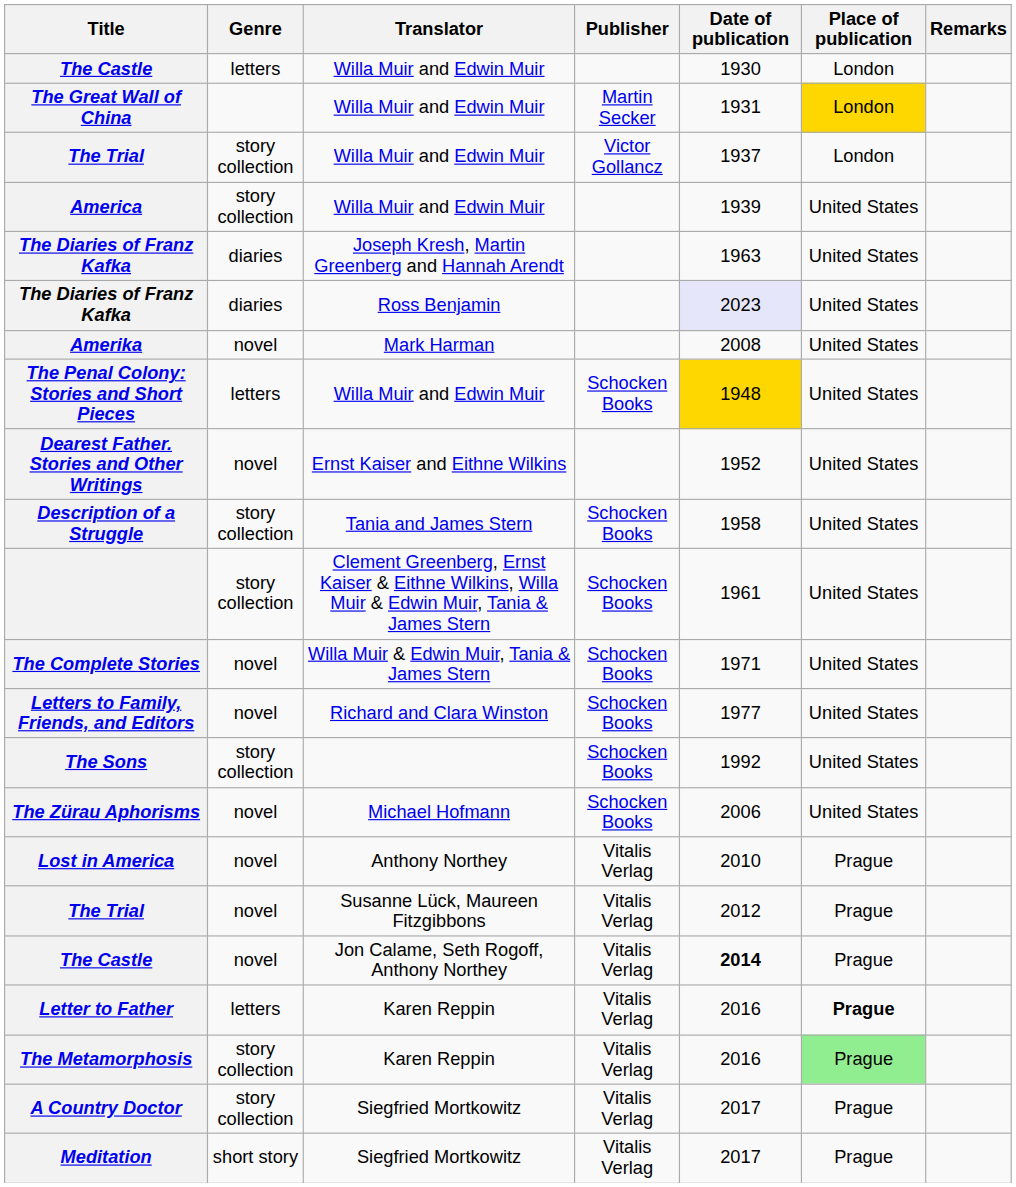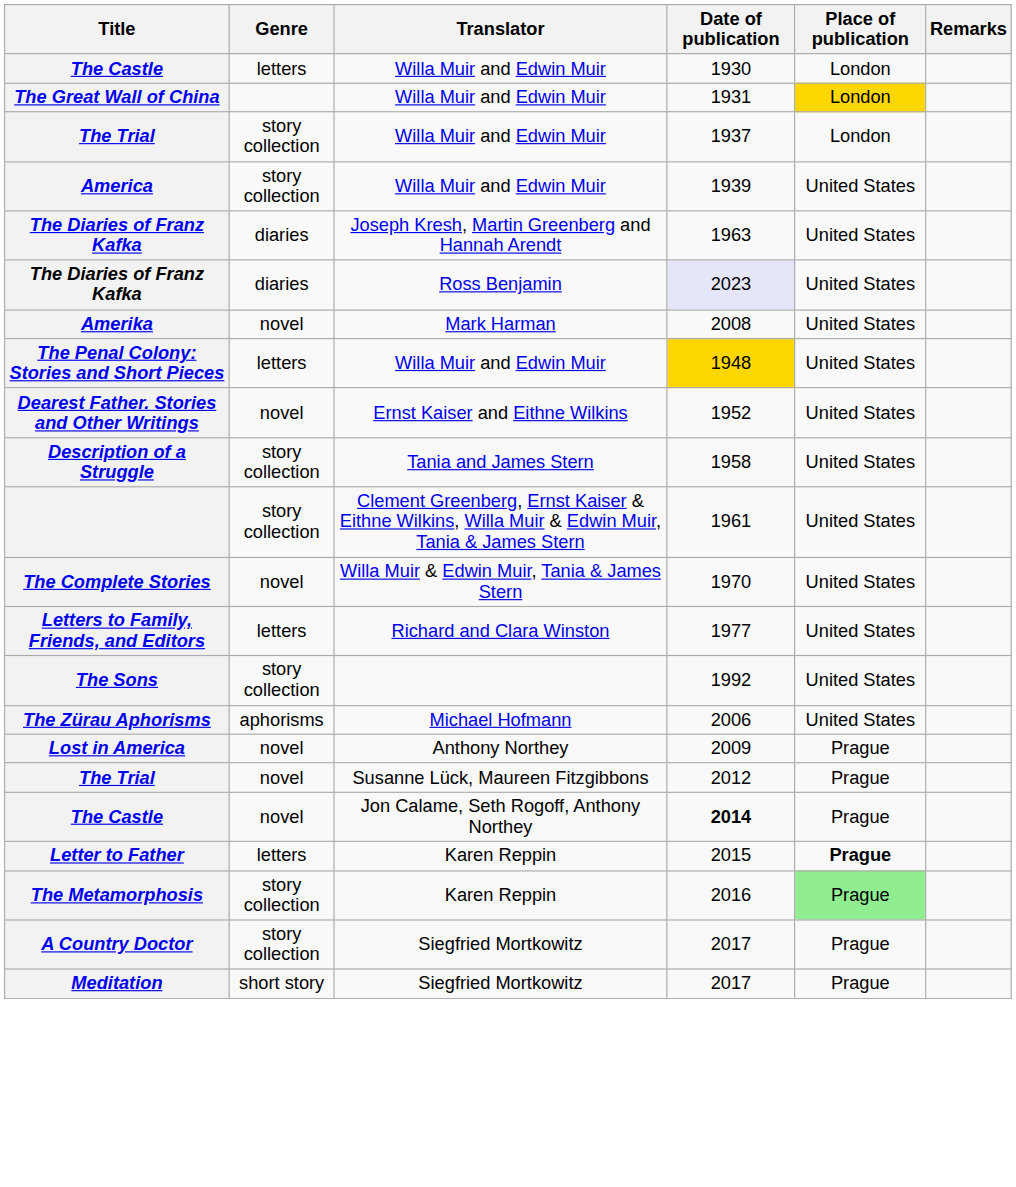- column: (627, 29)
(741, 663) 1971 -> (731, 581) 1970
(255, 713) novel -> (282, 631) letters
(255, 811) novel -> (282, 719) aphorisms
(741, 861) 2010 -> (731, 748) 2009
(741, 1009) 2016 -> (731, 855) 2015
